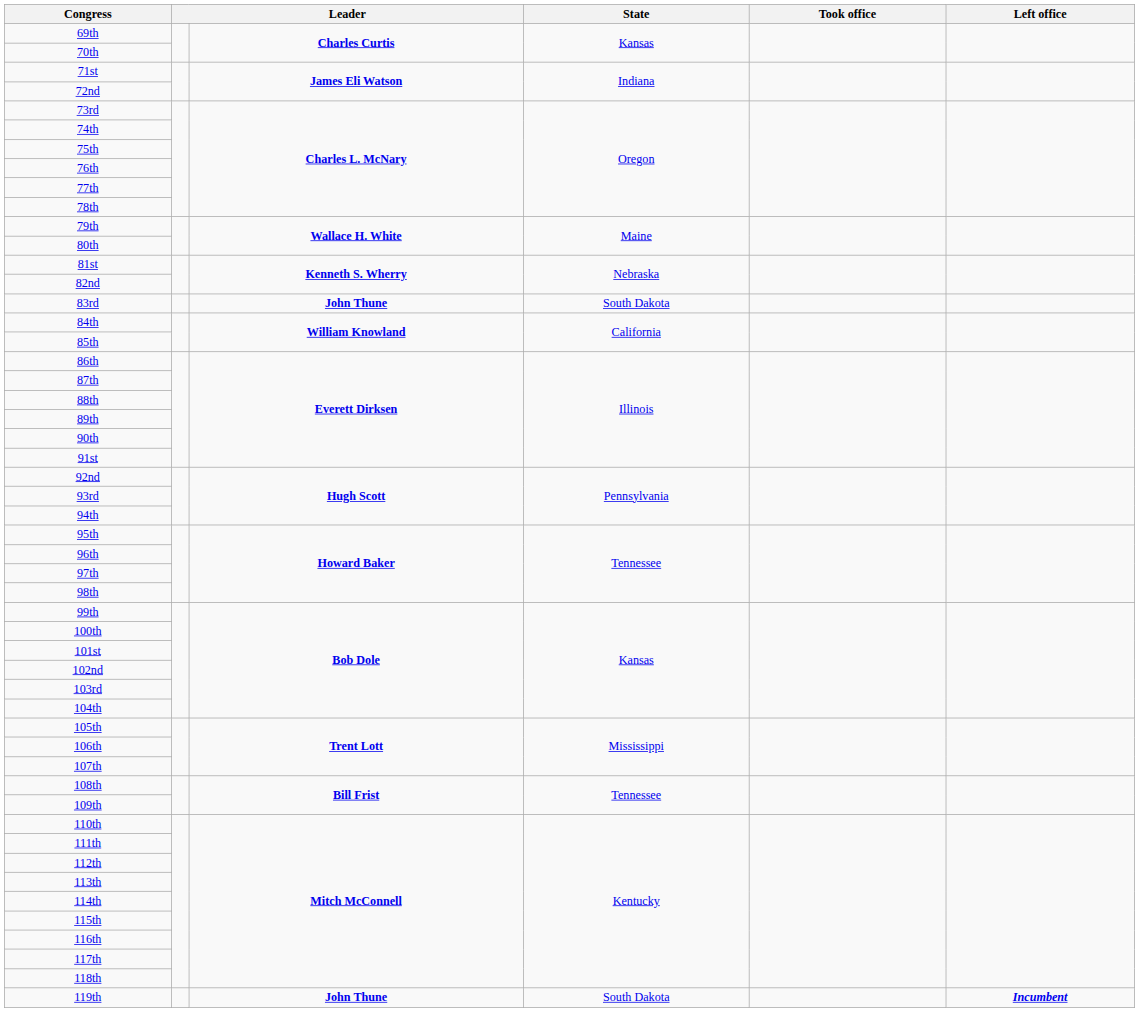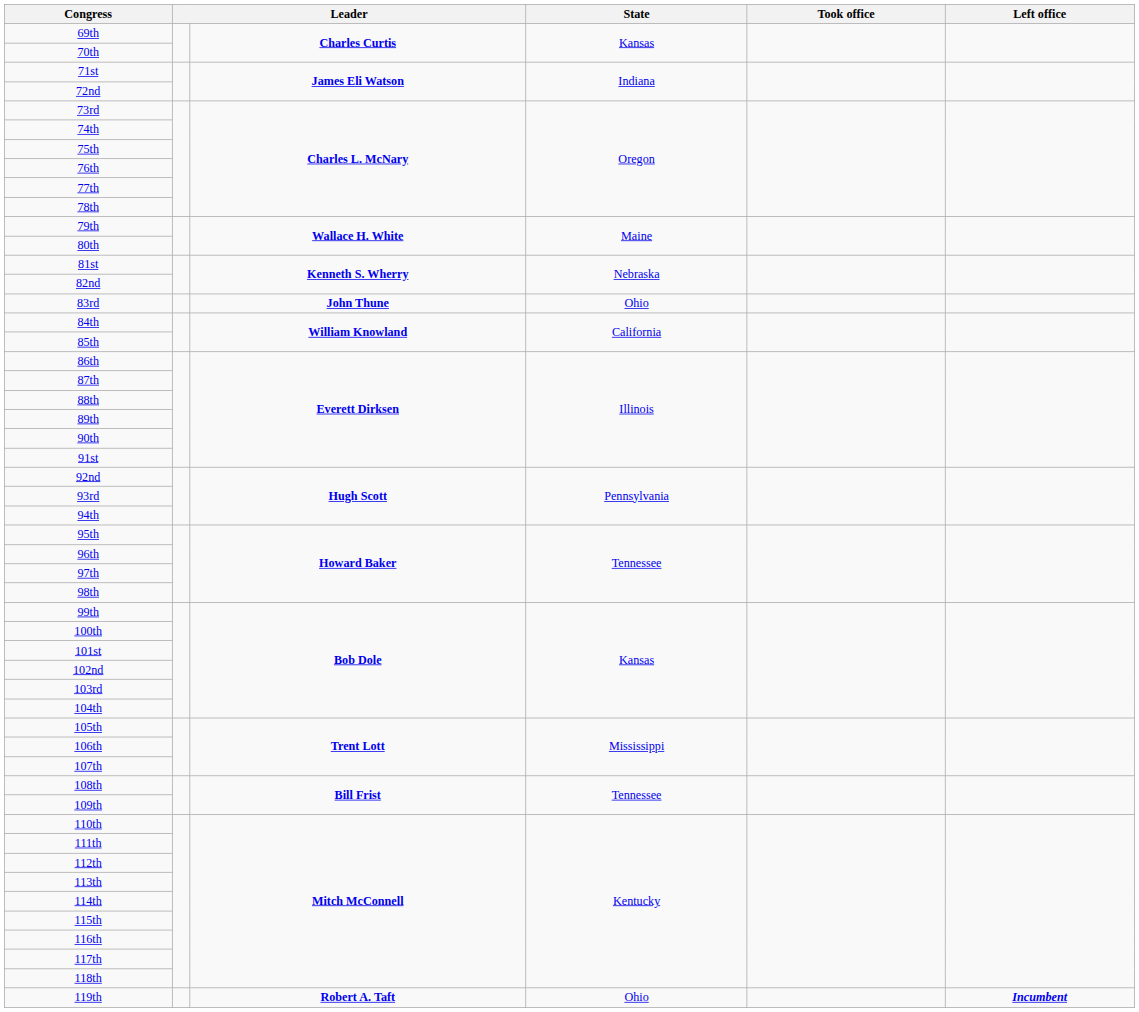(636, 303) South Dakota -> (637, 303) Ohio
(356, 997) John Thune -> (358, 997) Robert A. Taft
(636, 997) South Dakota -> (637, 997) Ohio
